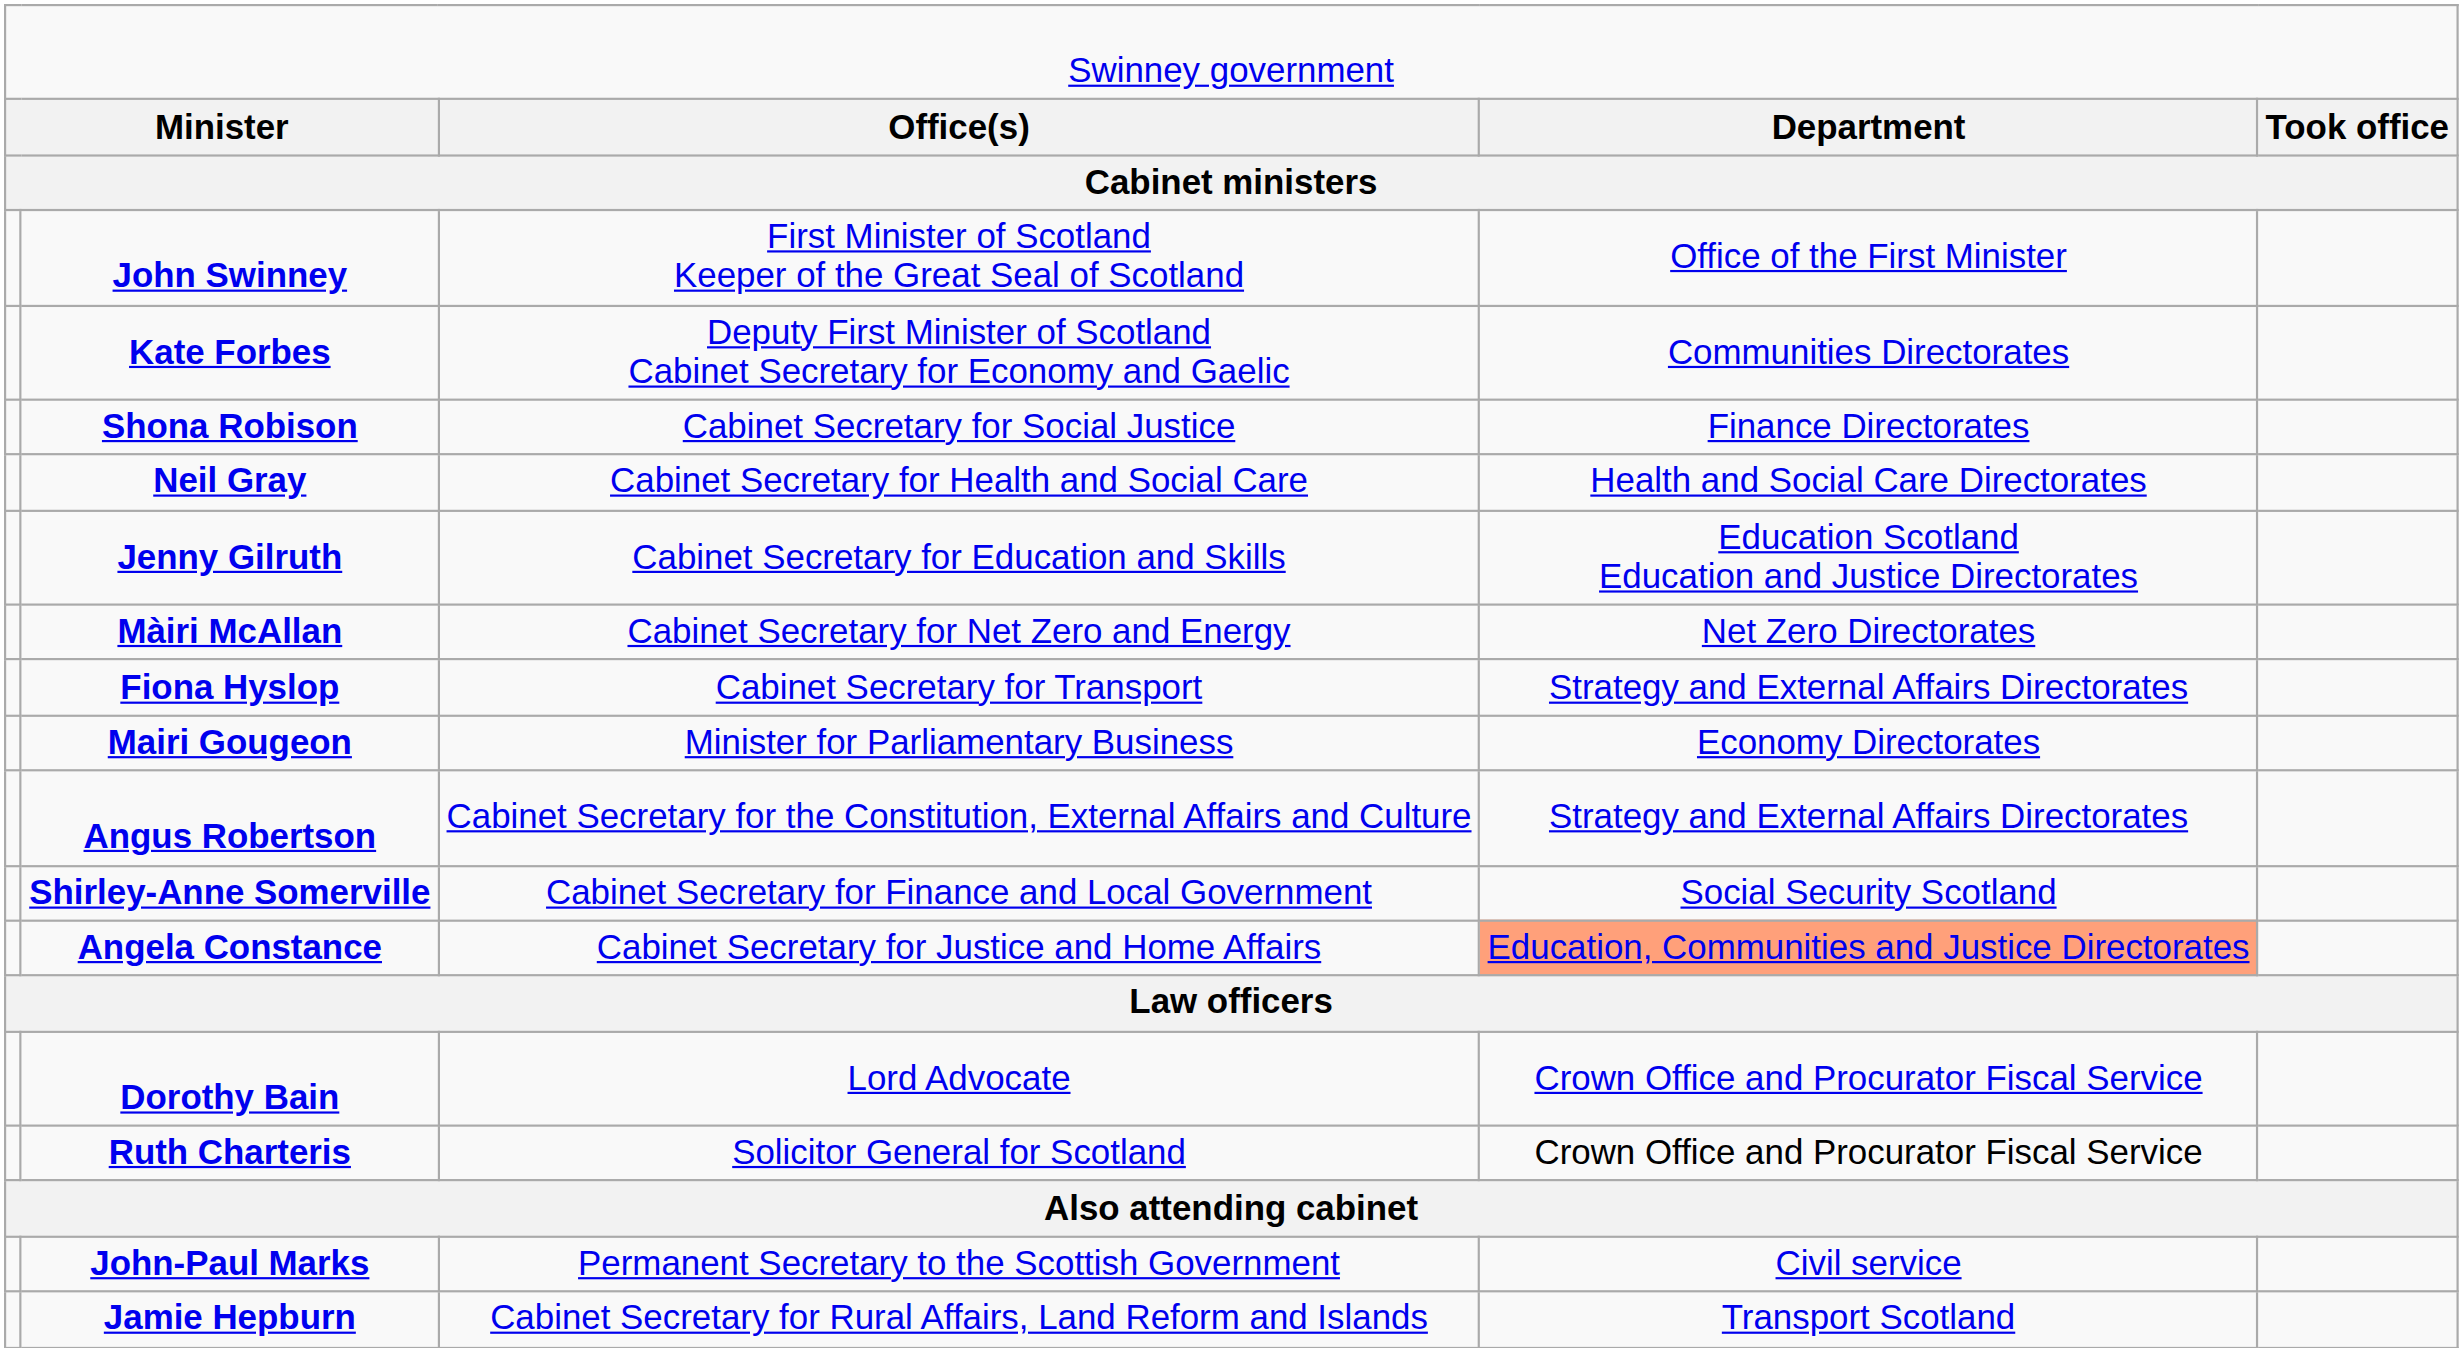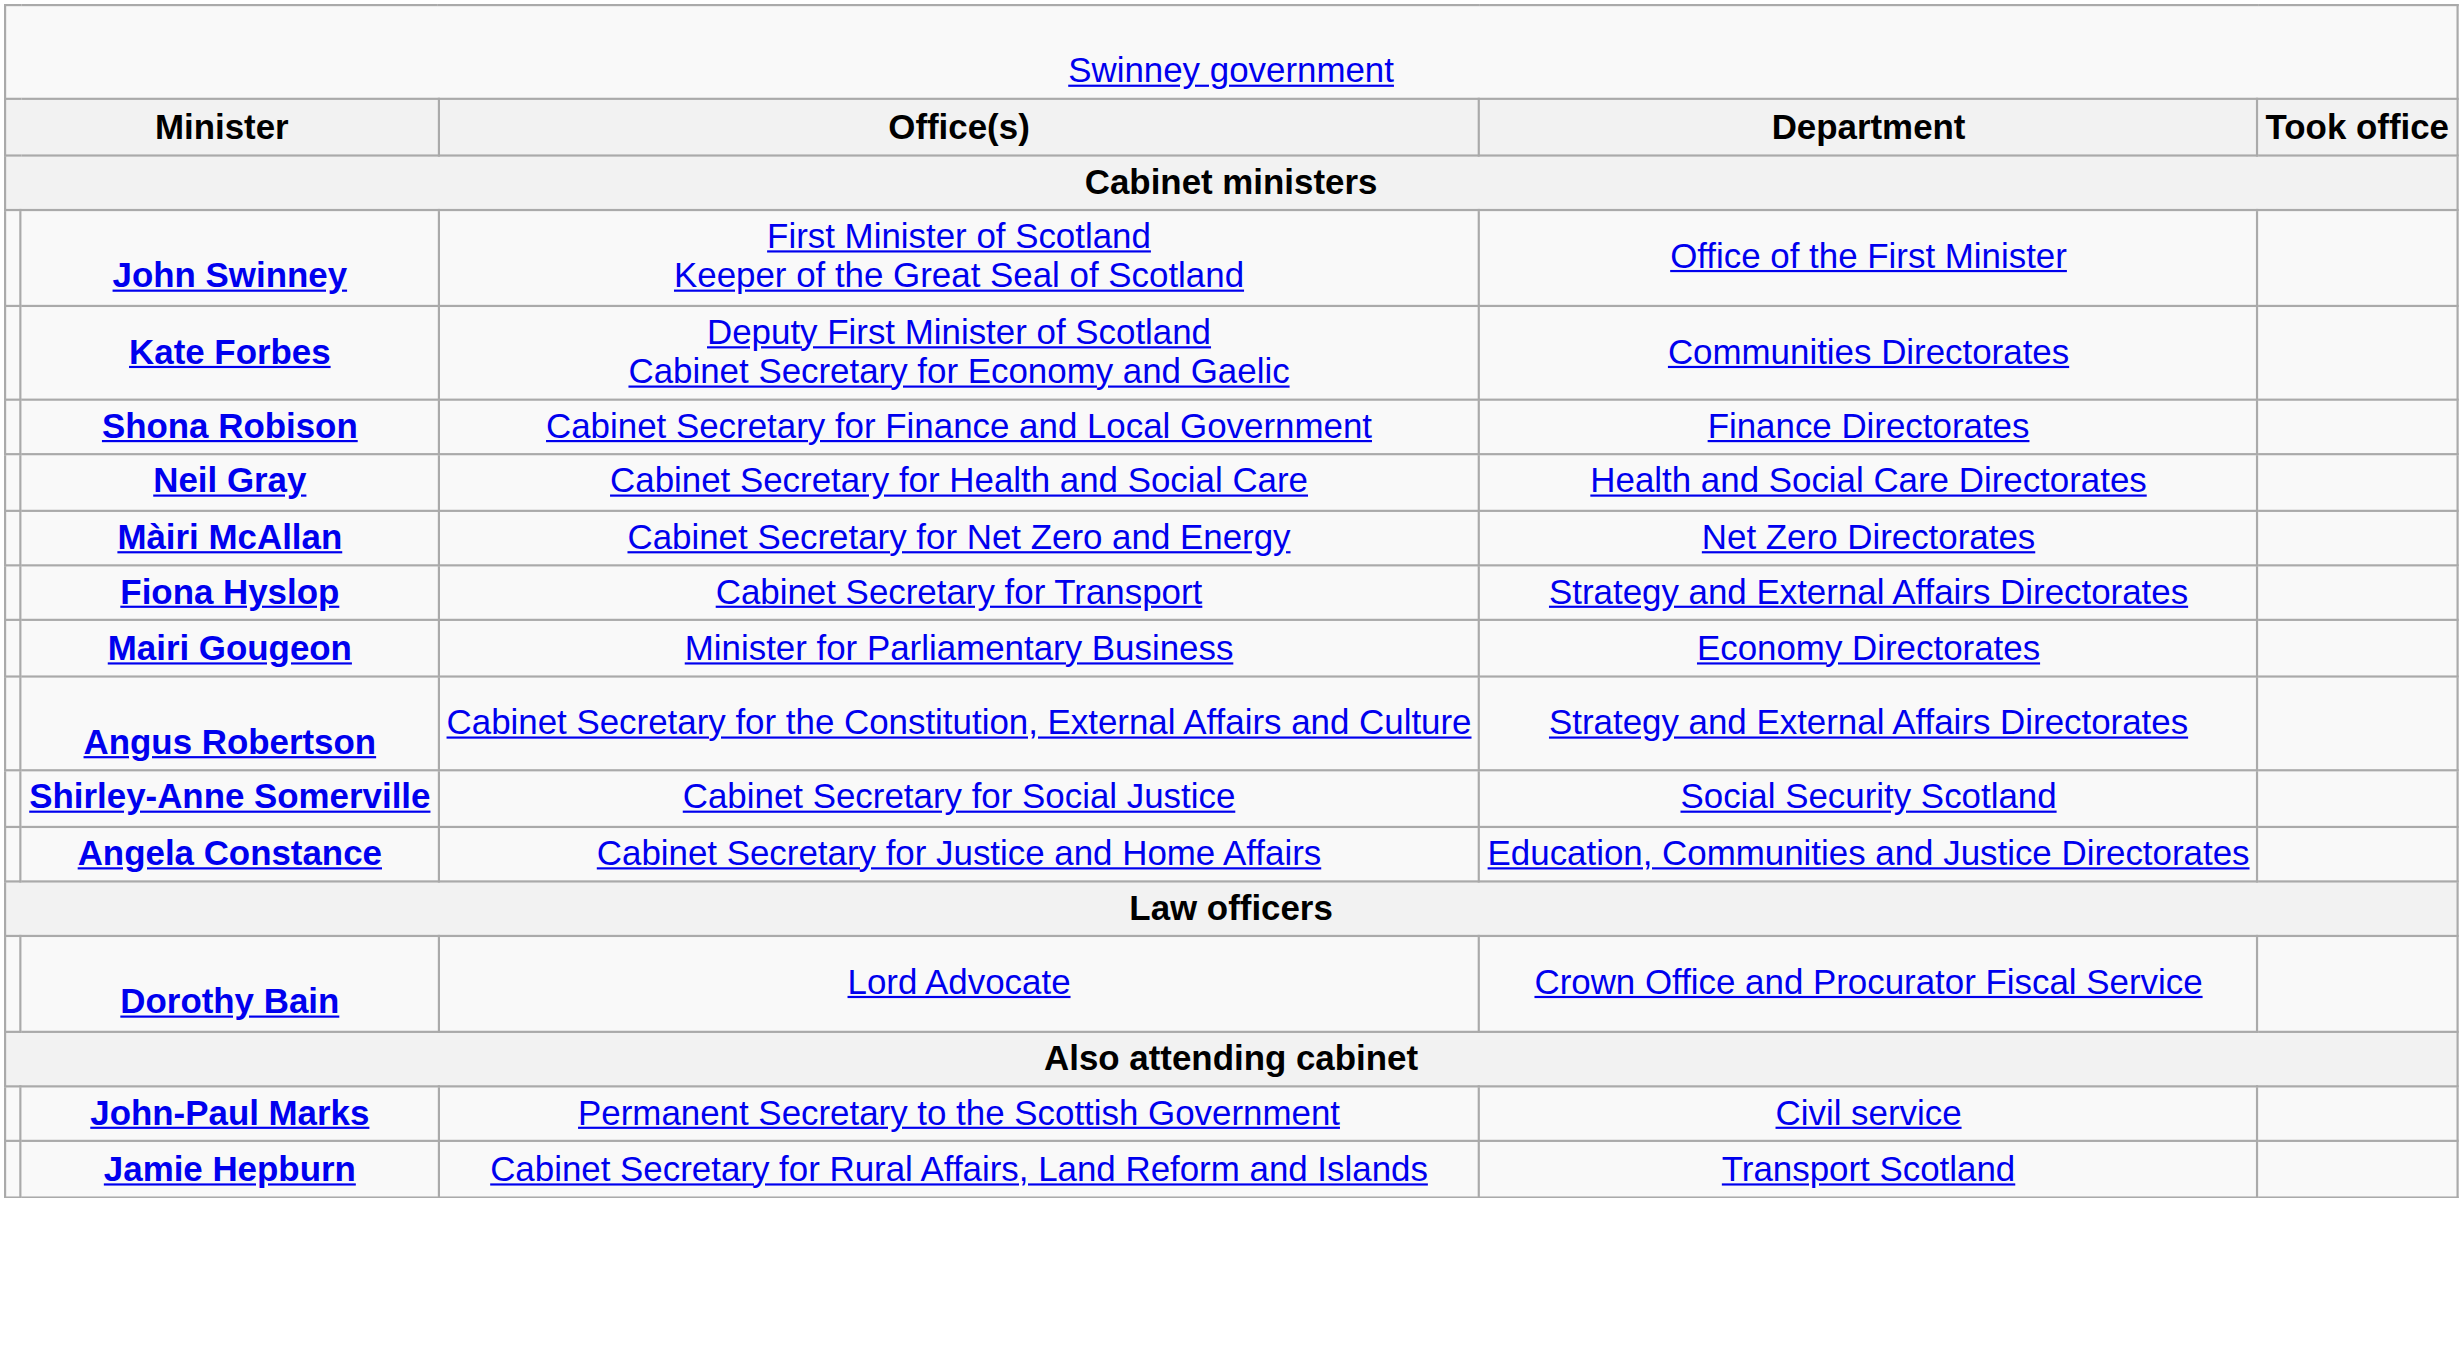(959, 426) Cabinet Secretary for Social Justice -> (959, 426) Cabinet Secretary for Finance and Local Government
- row: (230, 556)
(959, 892) Cabinet Secretary for Finance and Local Government -> (959, 797) Cabinet Secretary for Social Justice
(1869, 947) lightsalmon background -> (1869, 852) no background
- row: (230, 1152)
